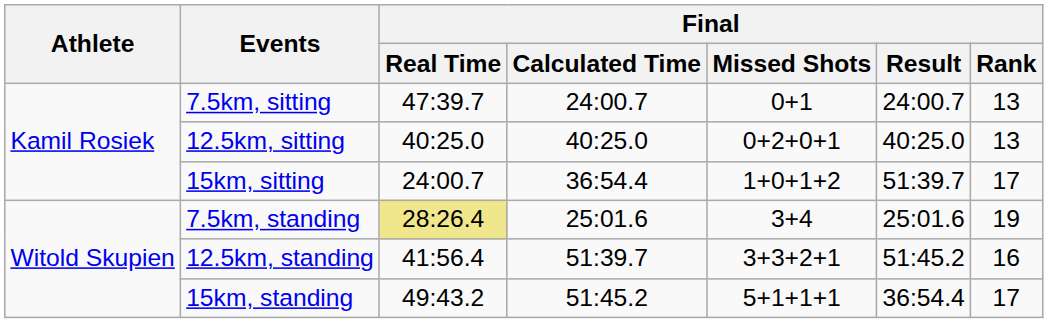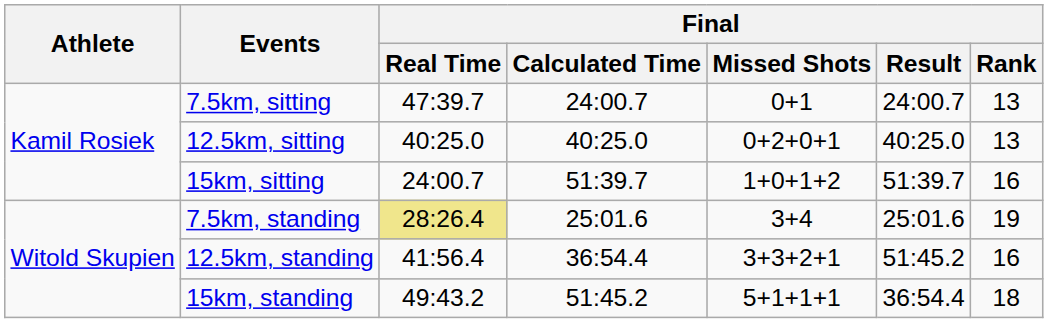(607, 180) 36:54.4 -> (607, 180) 51:39.7
(1006, 180) 17 -> (1006, 180) 16
(607, 258) 51:39.7 -> (607, 258) 36:54.4
(1006, 297) 17 -> (1006, 297) 18
